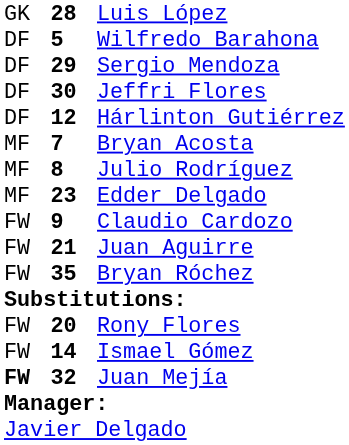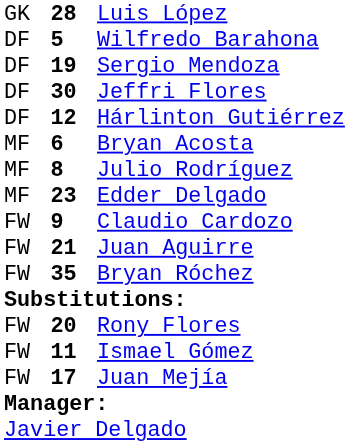(64, 66) 29 -> (64, 66) 19
(57, 144) 7 -> (57, 144) 6
(64, 353) 14 -> (64, 353) 11
(17, 379) bold -> (17, 379) normal
(64, 379) 32 -> (64, 379) 17
